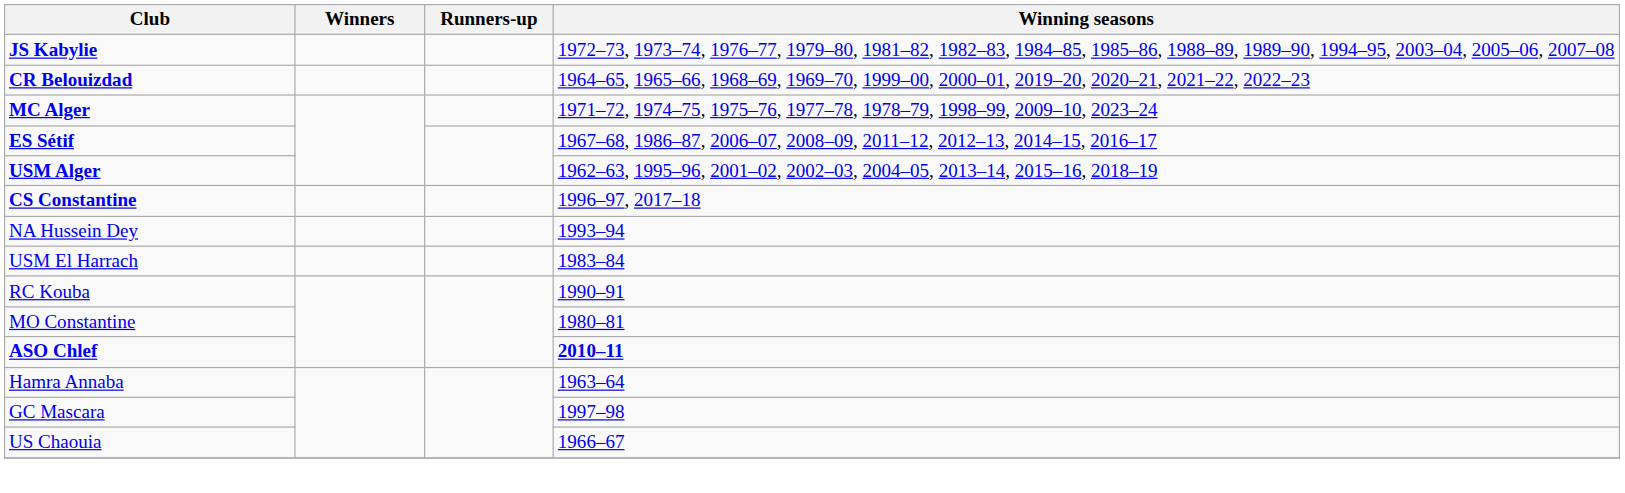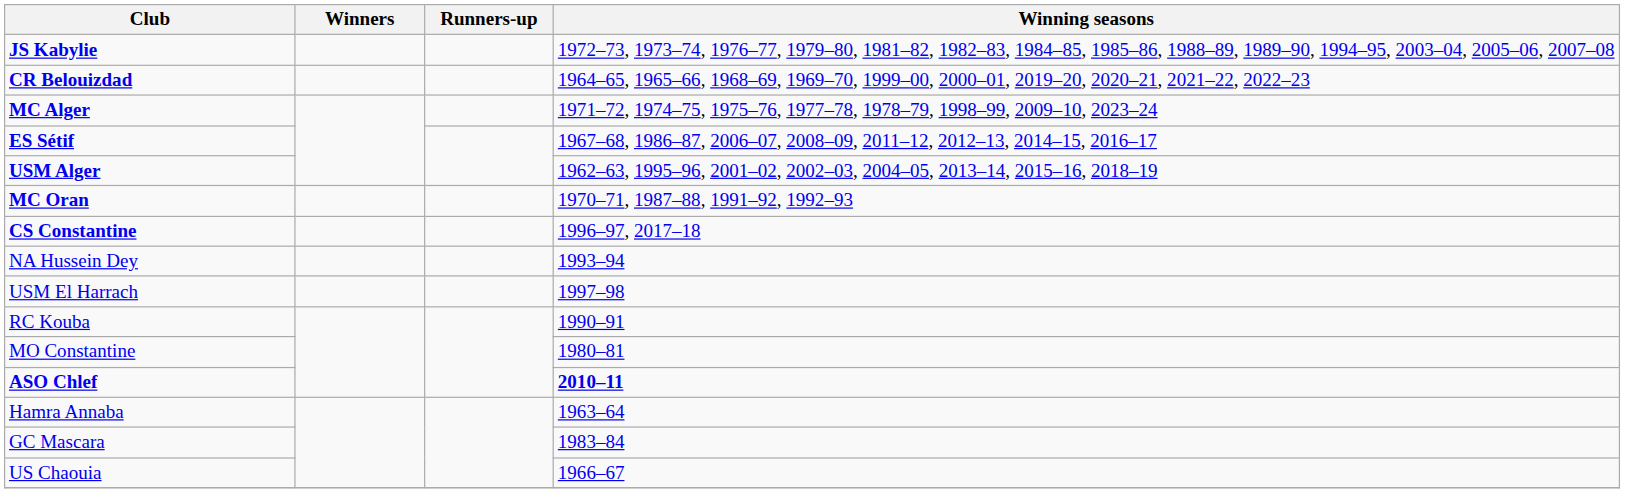+ row: (49, 200)
(591, 261) 1983–84 -> (591, 291) 1997–98
(591, 412) 1997–98 -> (591, 442) 1983–84
